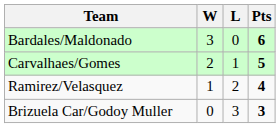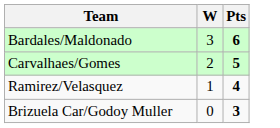- column: (236, 16)
